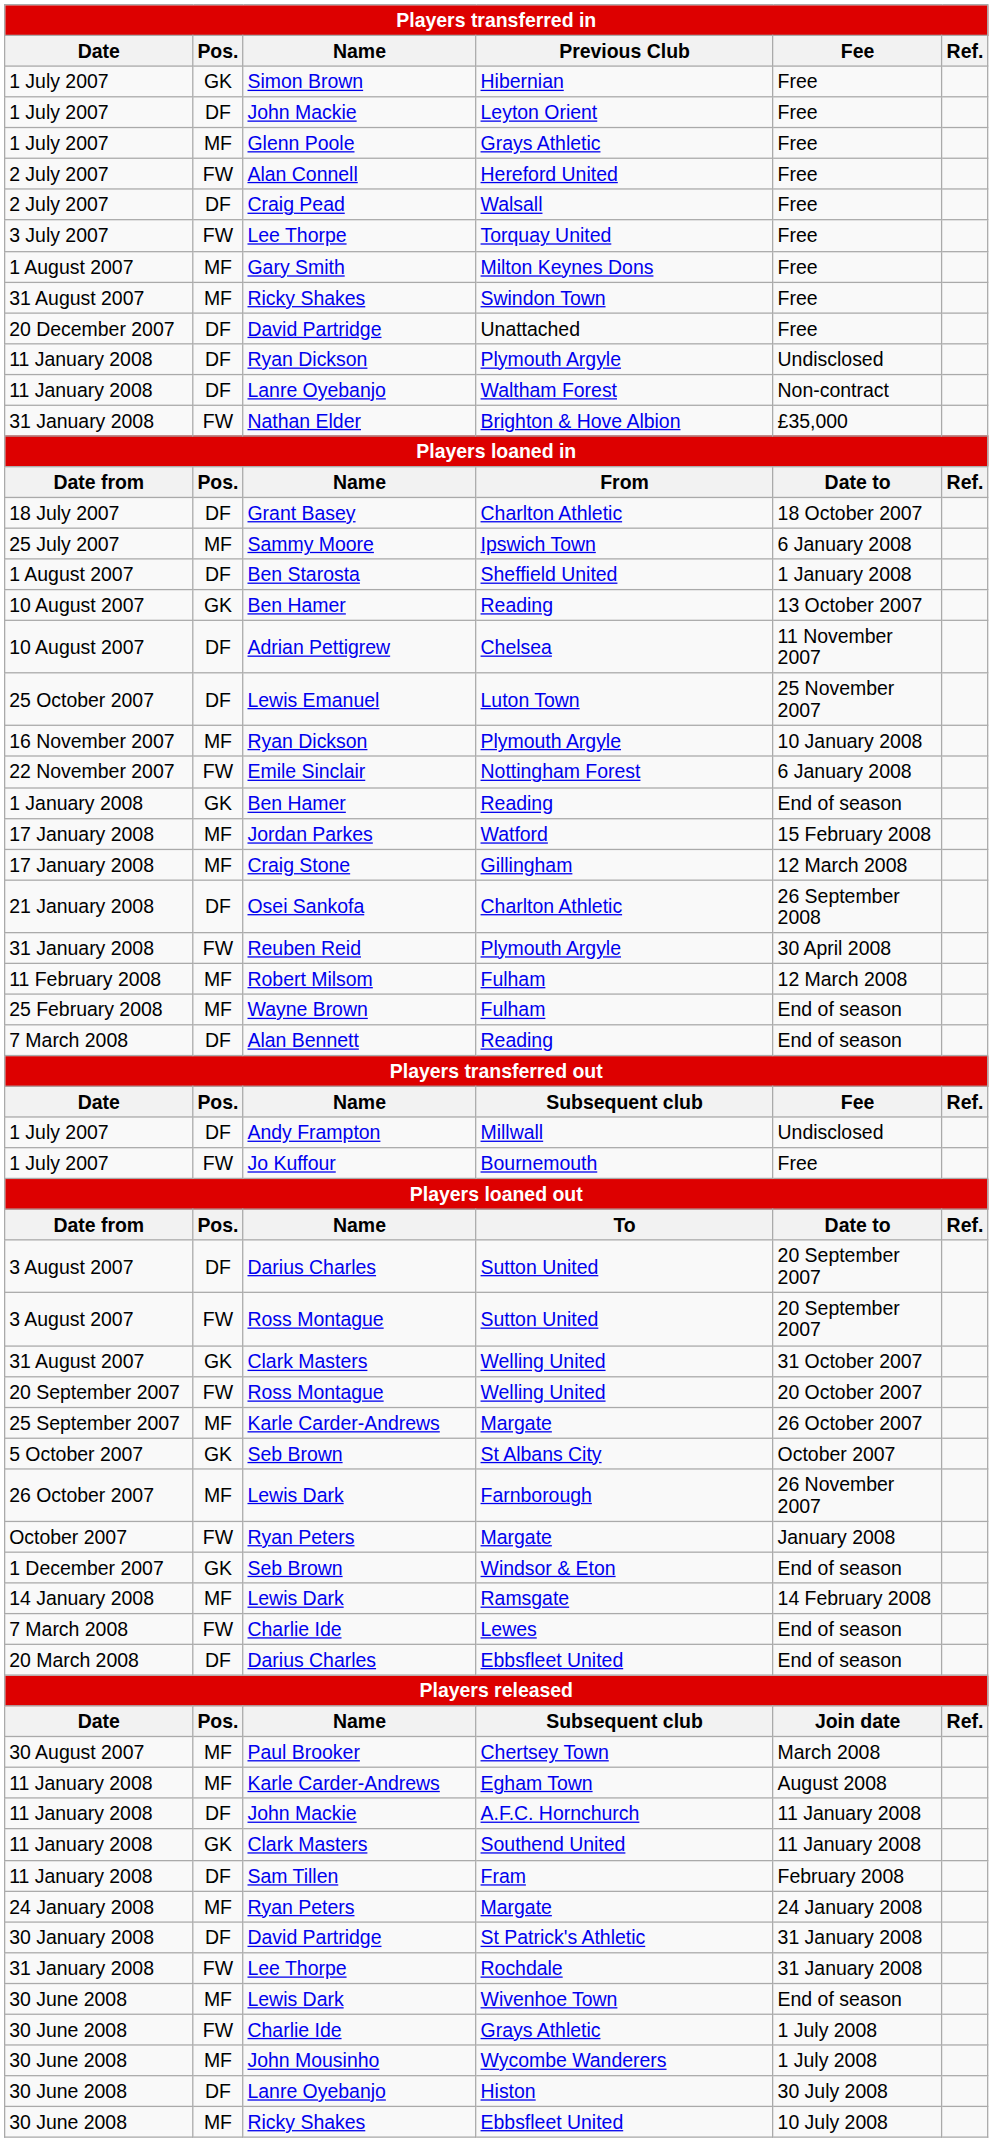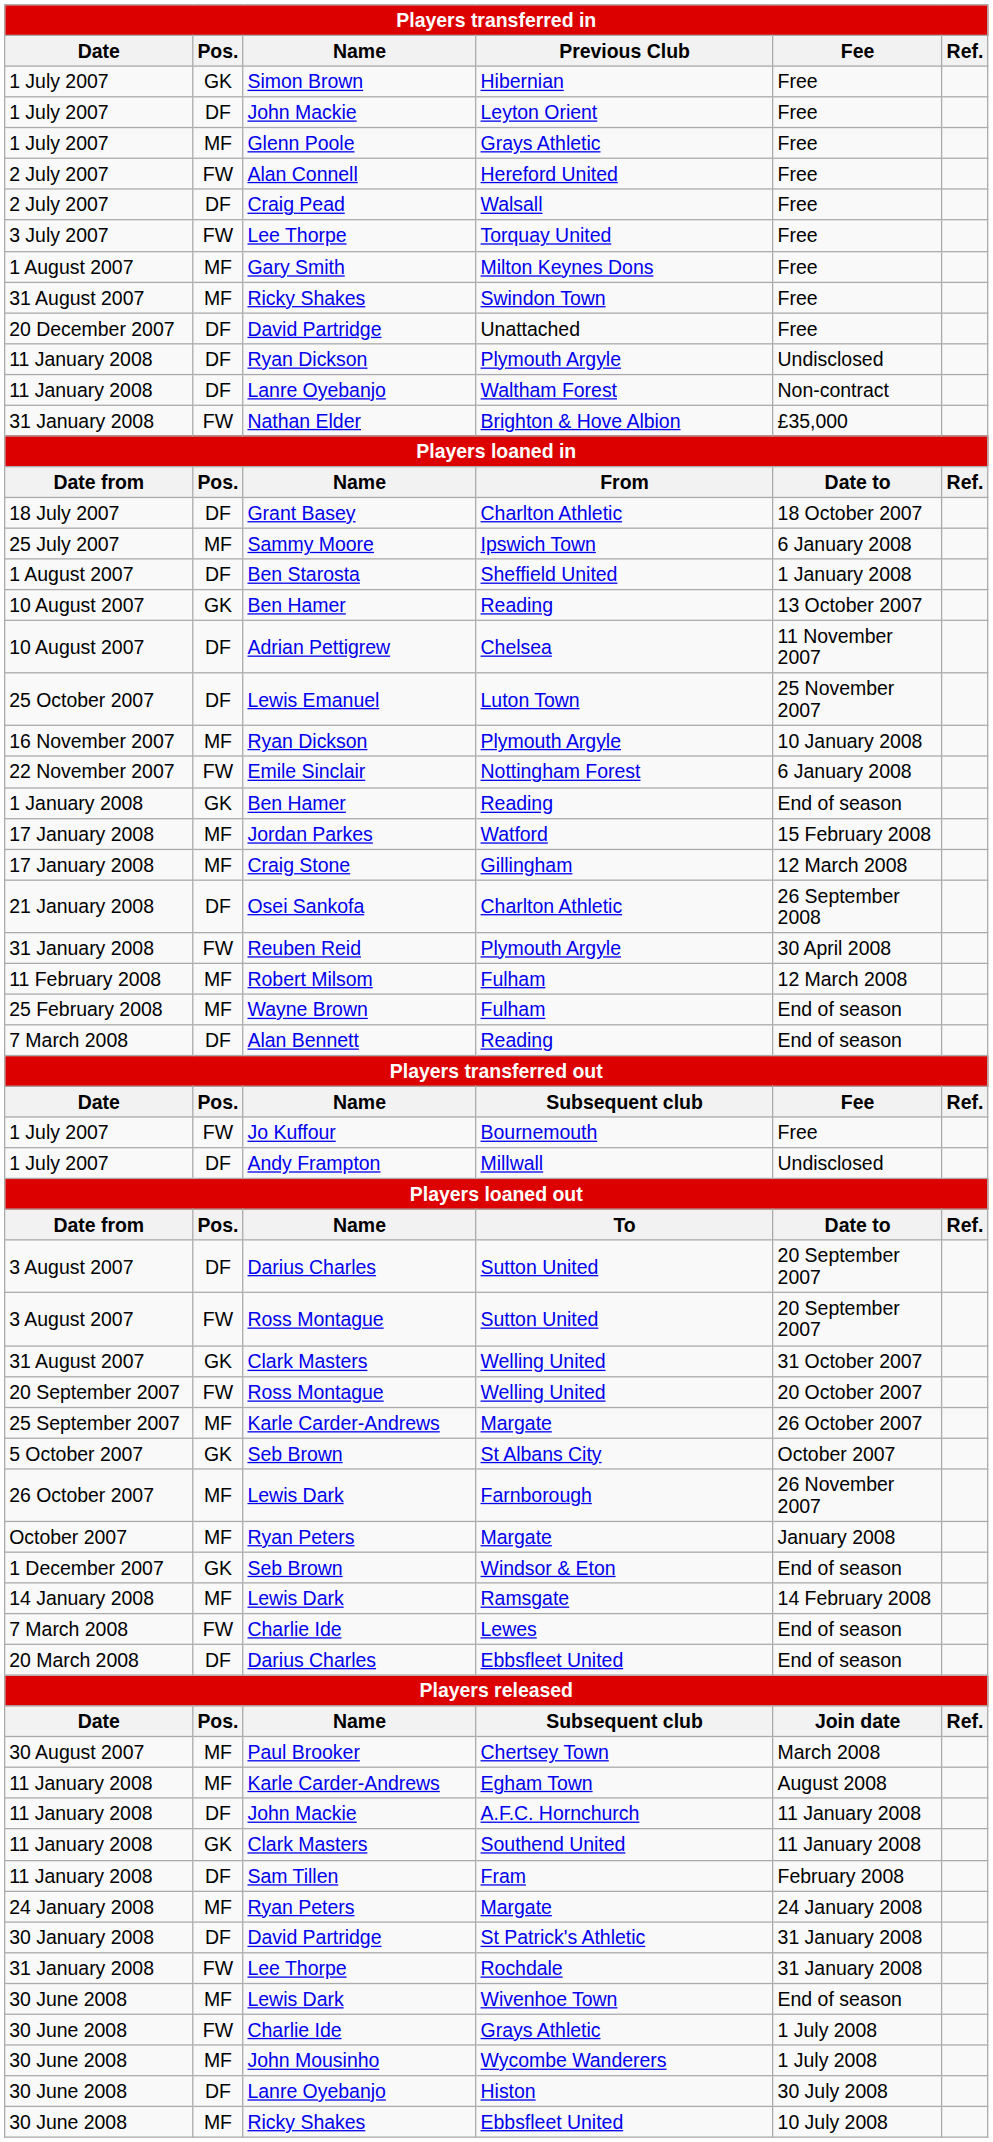rows swapped: (59, 1164) <-> (59, 1133)
(218, 1537) FW -> (218, 1537) MF
